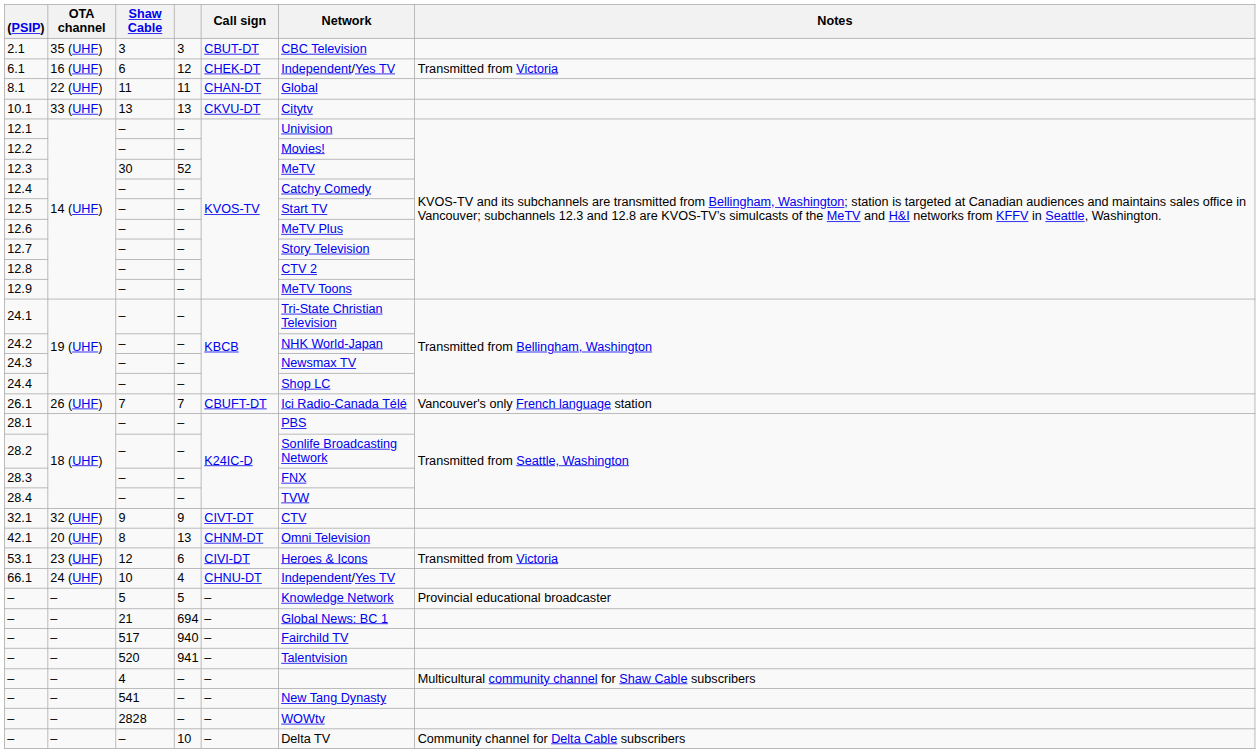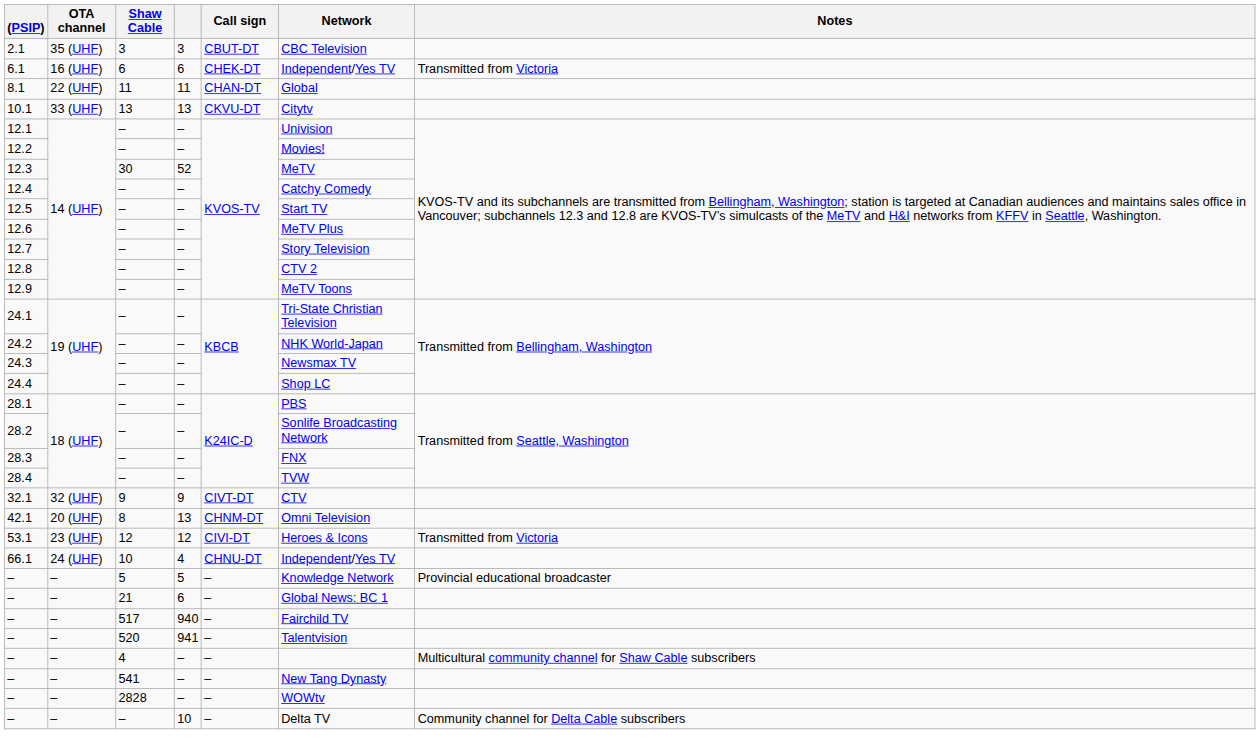(184, 68) 12 -> (181, 68) 6
- row: (20, 403)
(181, 558) 6 -> (184, 538) 12
(188, 618) 694 -> (181, 598) 6
